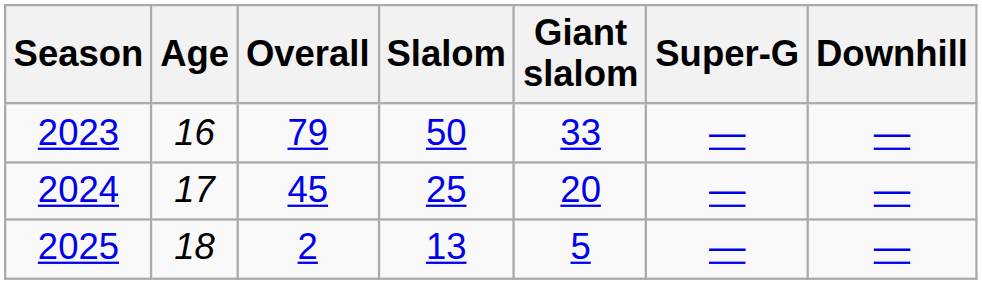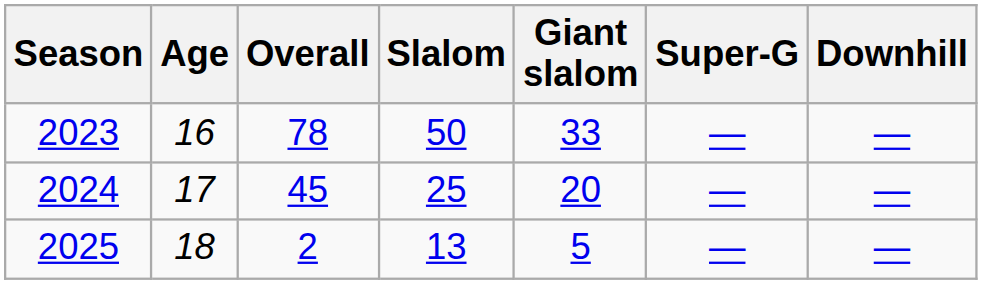(308, 132) 79 -> (308, 132) 78
